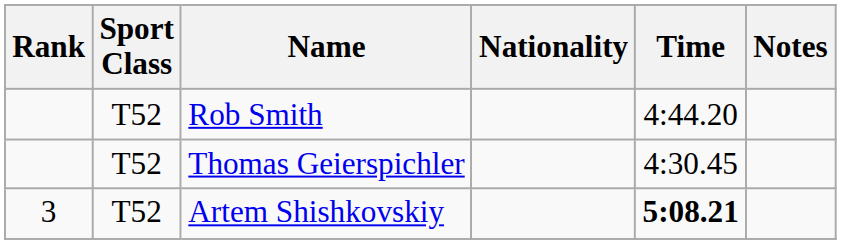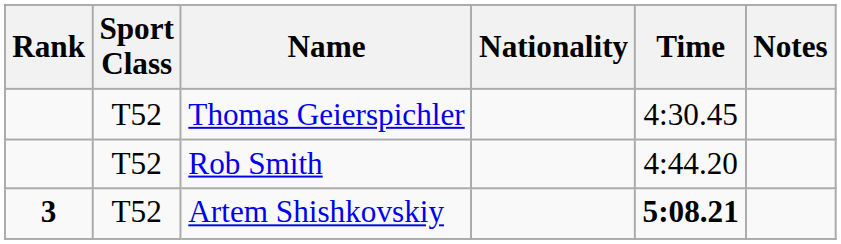rows swapped: (327, 163) <-> (256, 113)
(49, 212) normal -> (49, 212) bold
